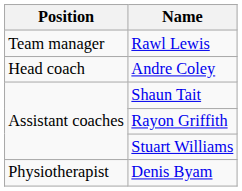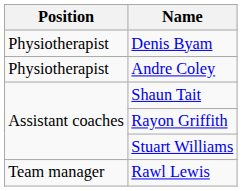rows swapped: (171, 43) <-> (172, 172)
(47, 69) Head coach -> (59, 69) Physiotherapist
